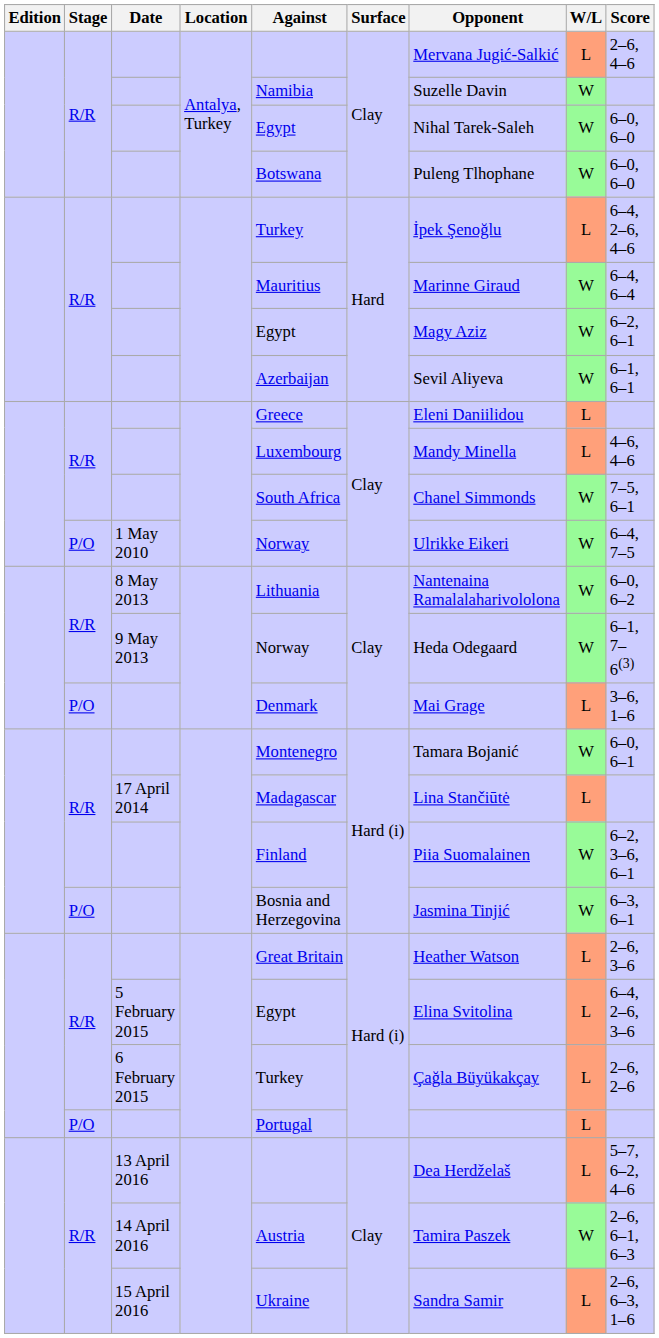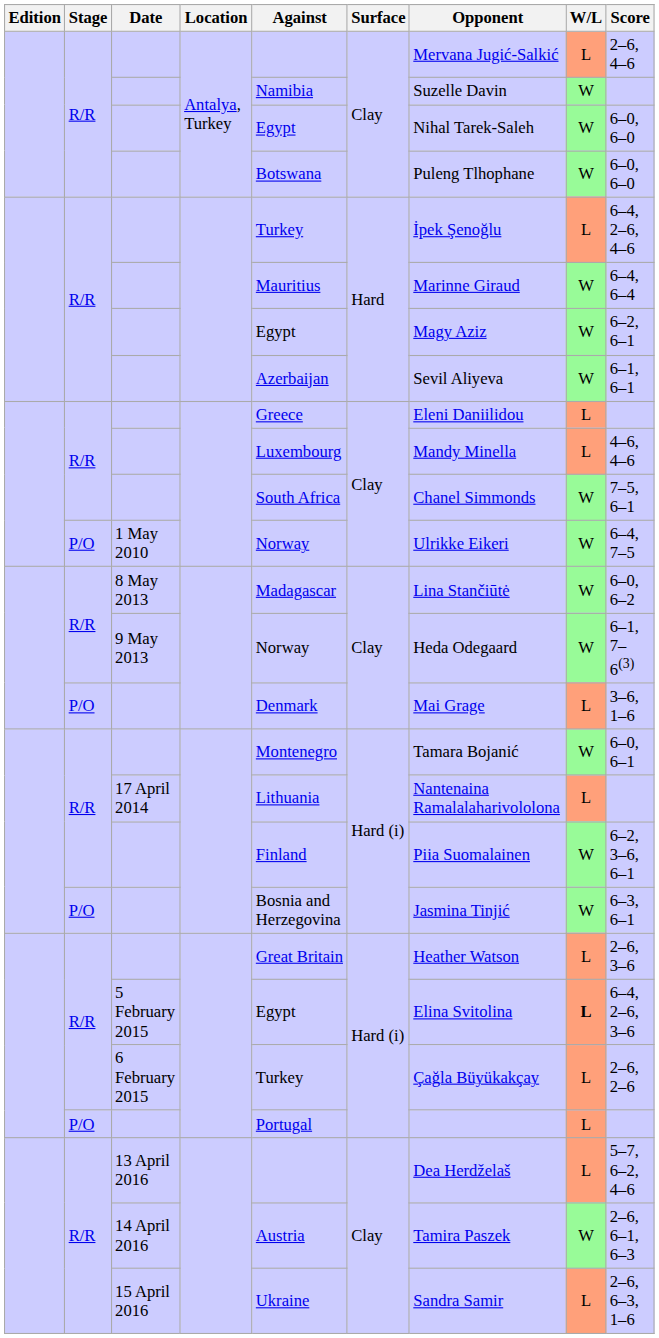(288, 589) Lithuania -> (296, 589) Madagascar
(487, 589) Nantenaina Ramalalaharivololona -> (461, 589) Lina Stančiūtė
(296, 797) Madagascar -> (288, 797) Lithuania
(461, 797) Lina Stančiūtė -> (487, 797) Nantenaina Ramalalaharivololona
(586, 1011) normal -> (586, 1011) bold
